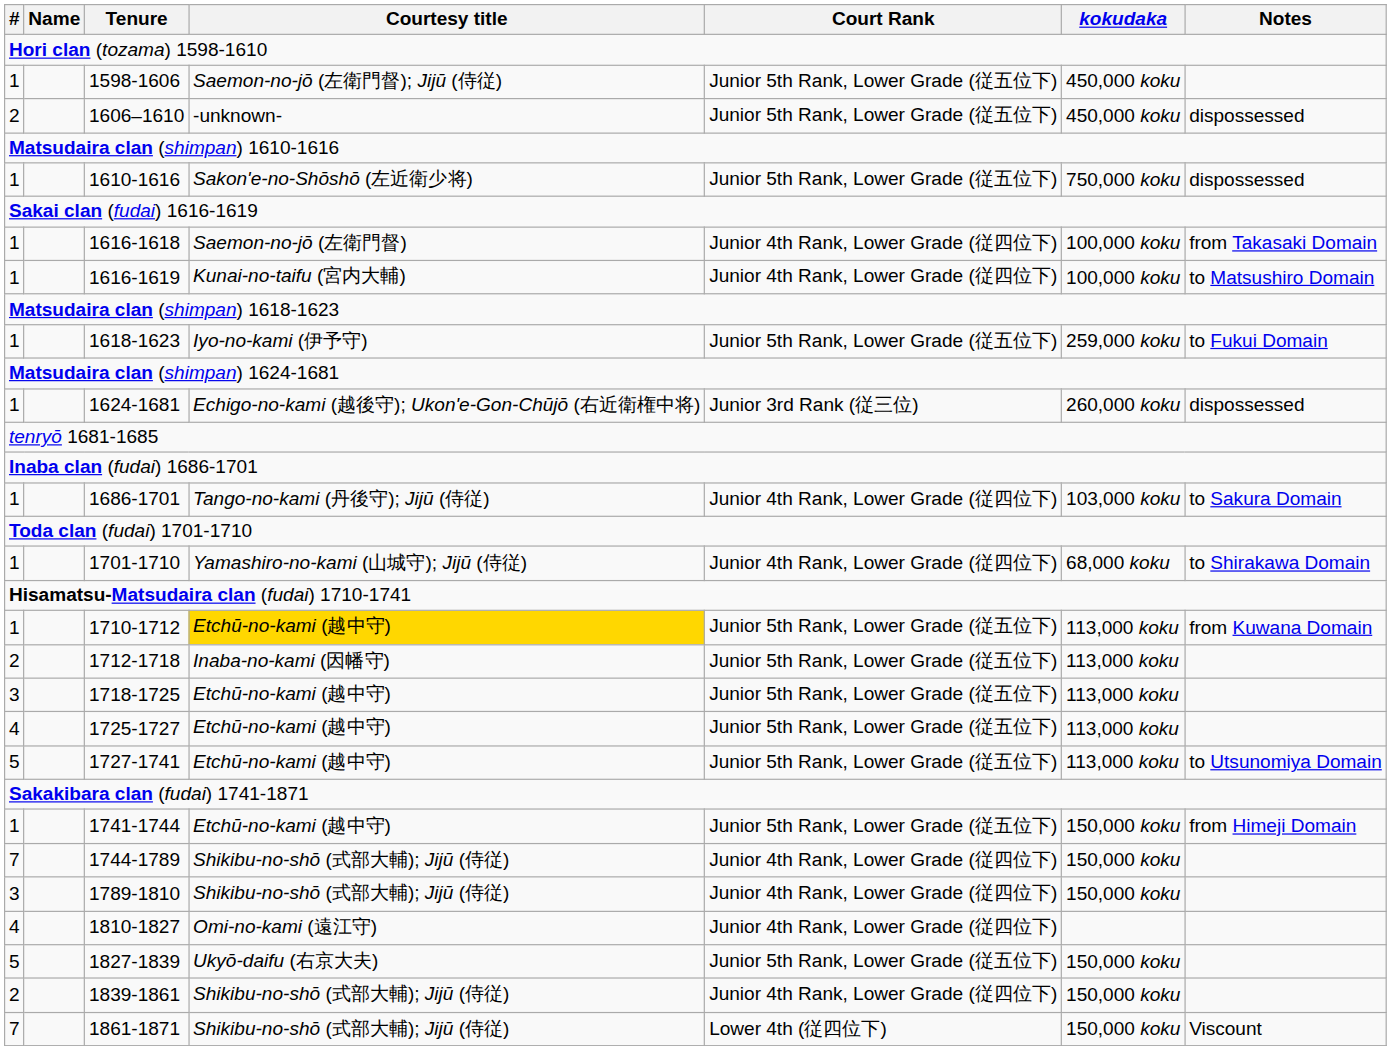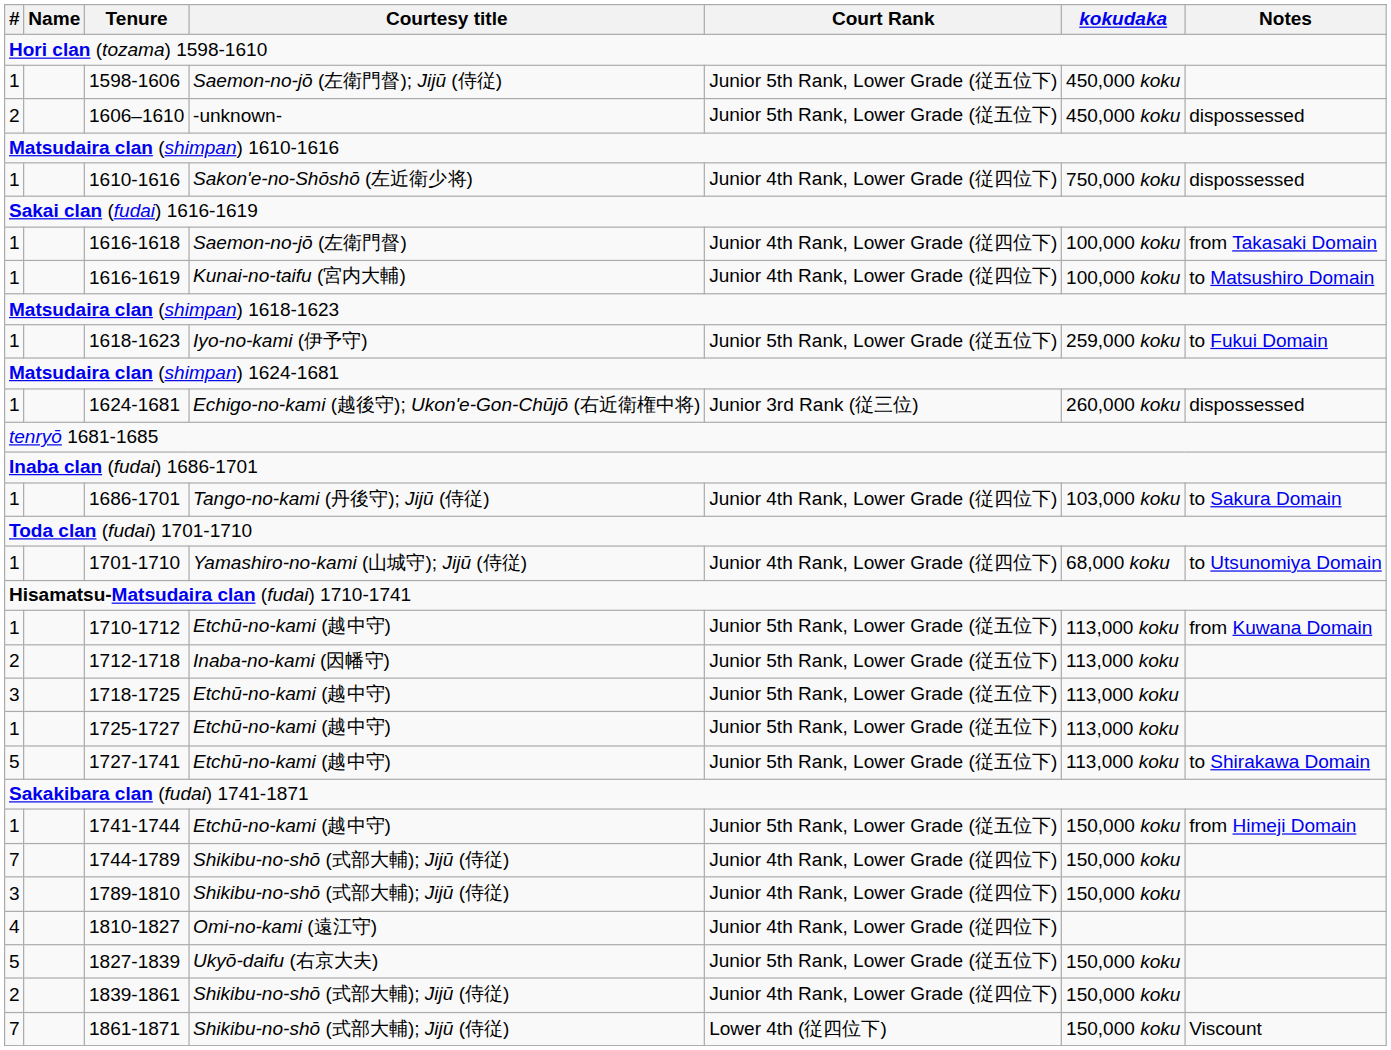(883, 178) Junior 5th Rank, Lower Grade (従五位下) -> (883, 178) Junior 4th Rank, Lower Grade (従四位下)
(1280, 563) to Shirakawa Domain -> (1285, 563) to Utsunomiya Domain
(292, 626) gold background -> (292, 626) no background
(14, 728) 4 -> (14, 728) 1
(1285, 762) to Utsunomiya Domain -> (1280, 762) to Shirakawa Domain
